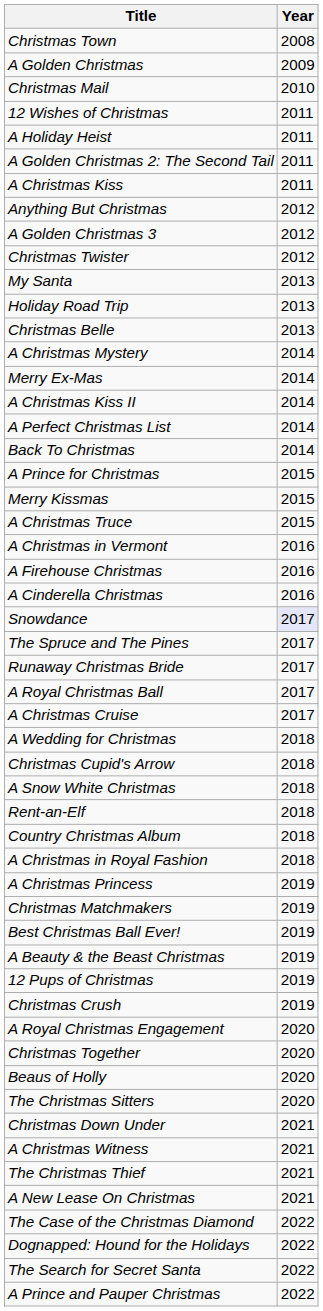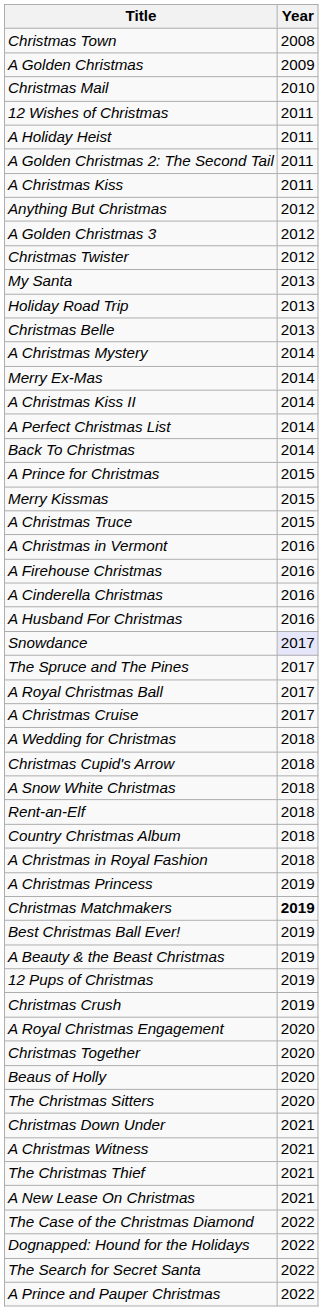+ row: (95, 619)
- row: (96, 667)
(298, 908) normal -> (298, 908) bold
